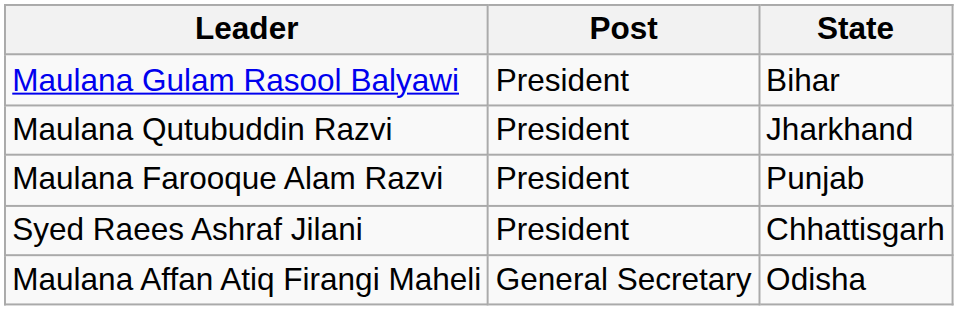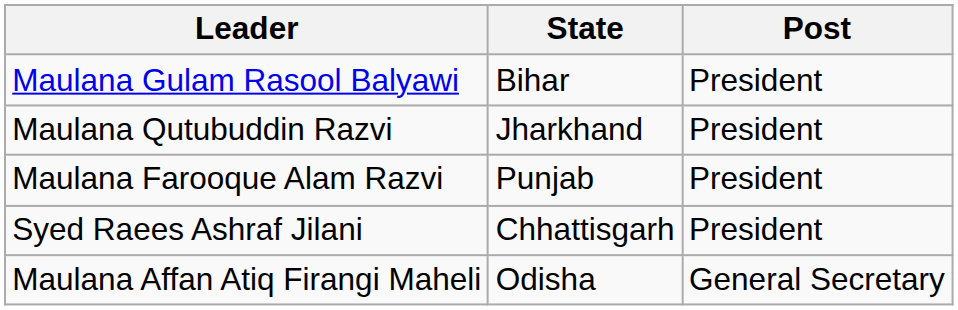columns swapped: (855, 29) <-> (624, 29)
